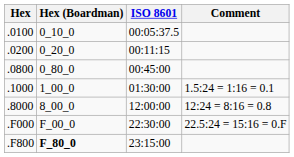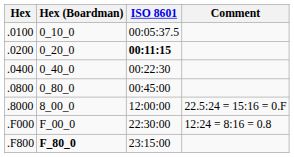(149, 50) normal -> (150, 50) bold
+ row: (20, 69)
- row: (20, 87)
(228, 106) 12:24 = 8:16 = 0.8 -> (236, 106) 22.5:24 = 15:16 = 0.F
(236, 124) 22.5:24 = 15:16 = 0.F -> (228, 124) 12:24 = 8:16 = 0.8
